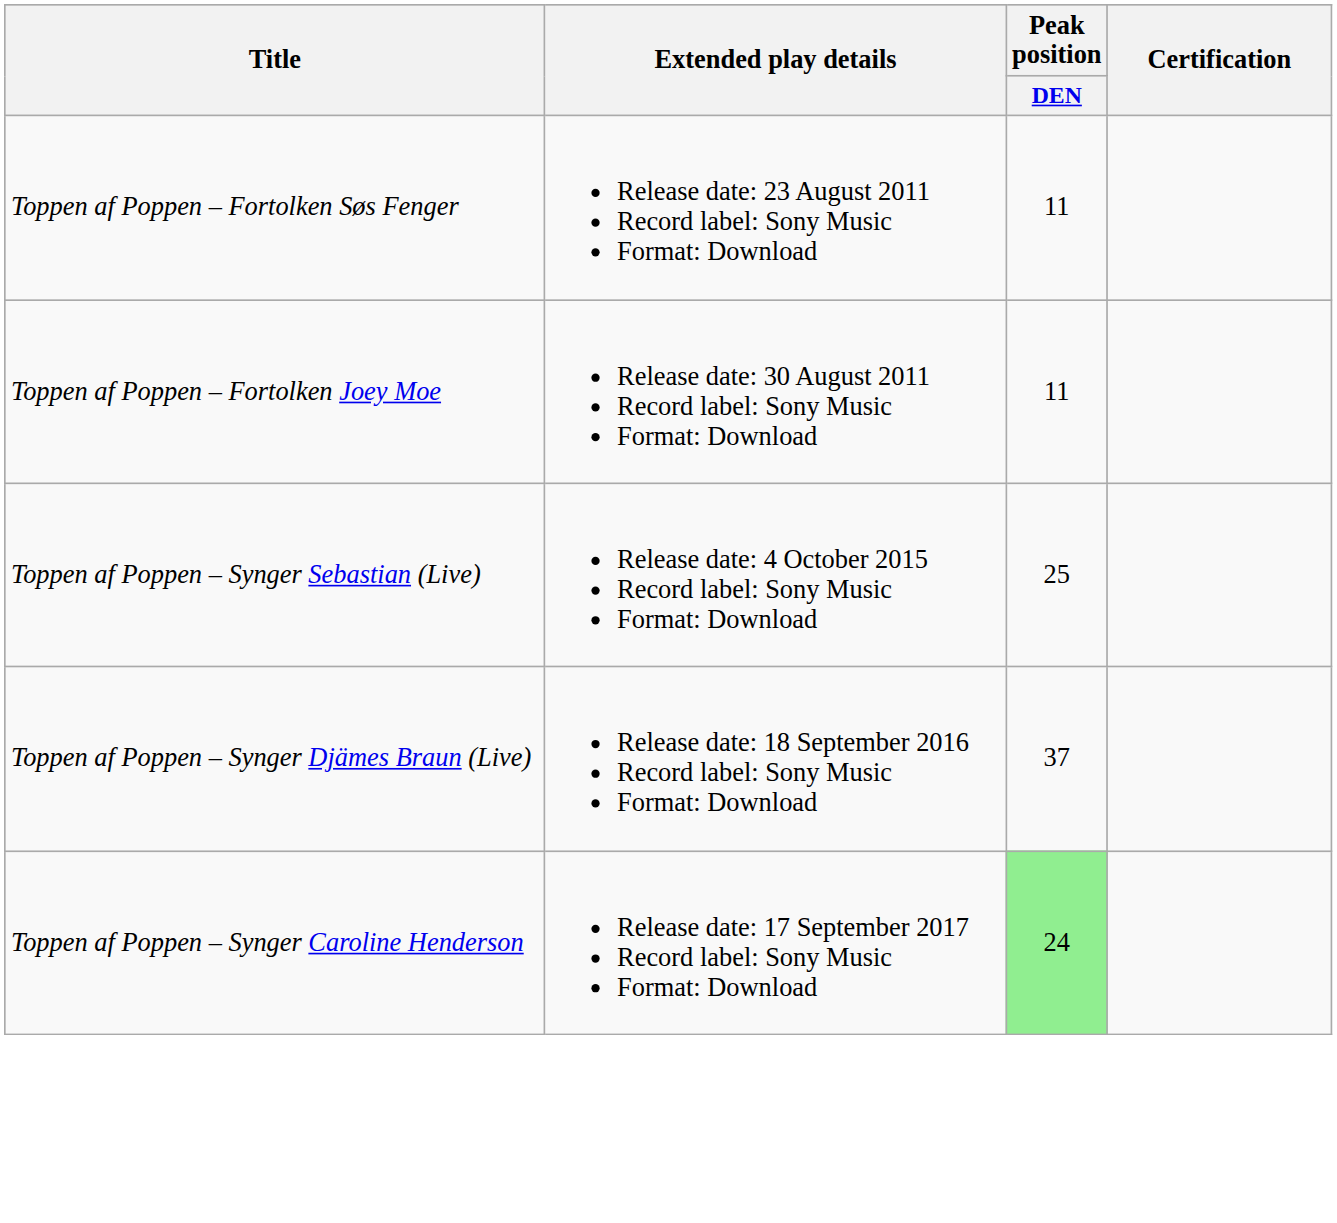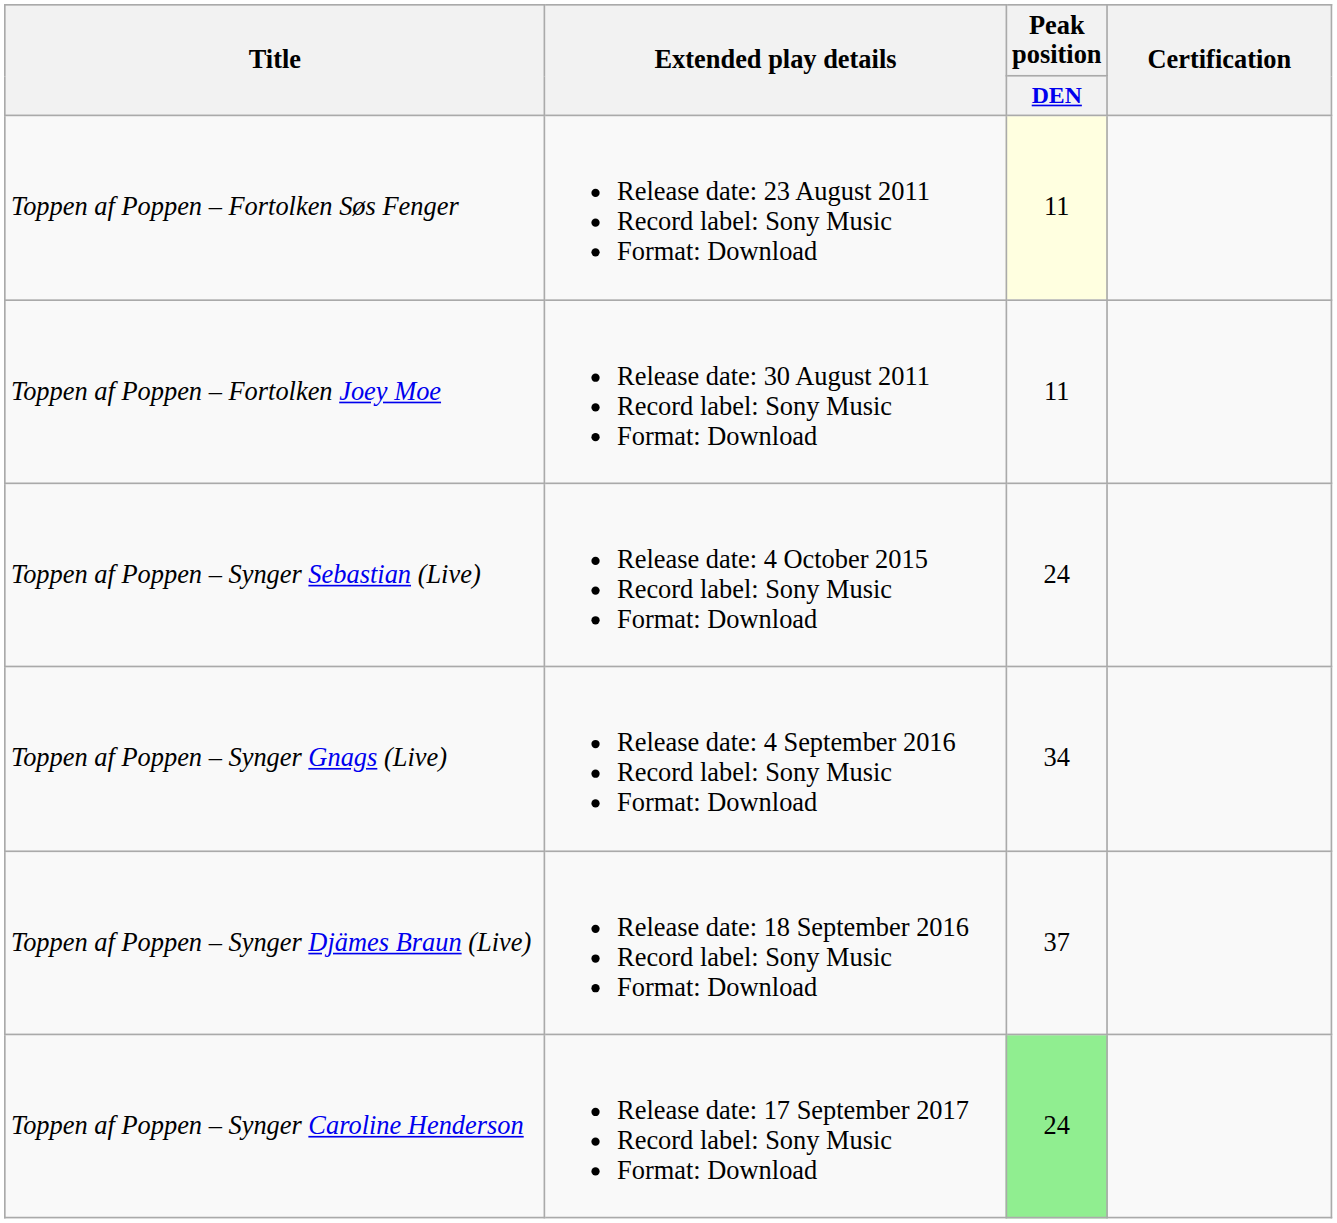(1057, 207) no background -> (1057, 207) lightyellow background
(1057, 574) 25 -> (1057, 574) 24
+ row: (229, 758)
